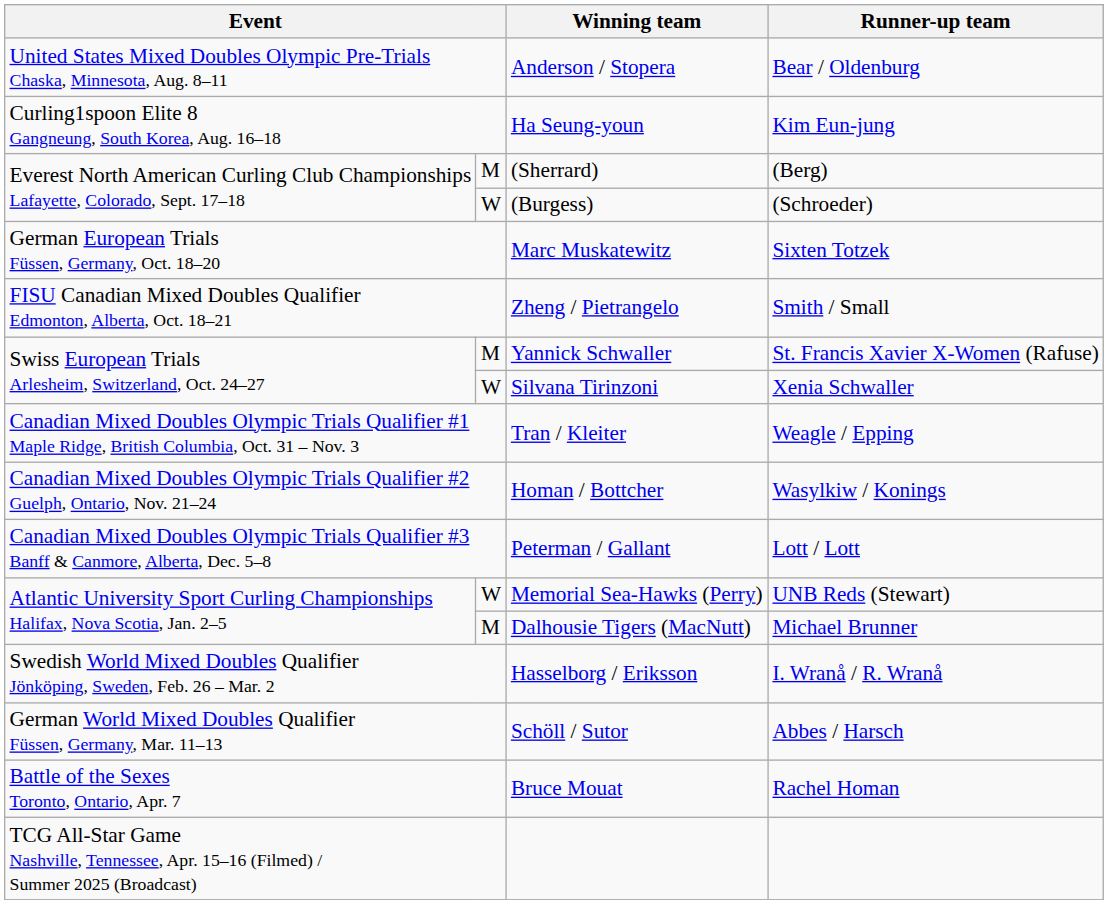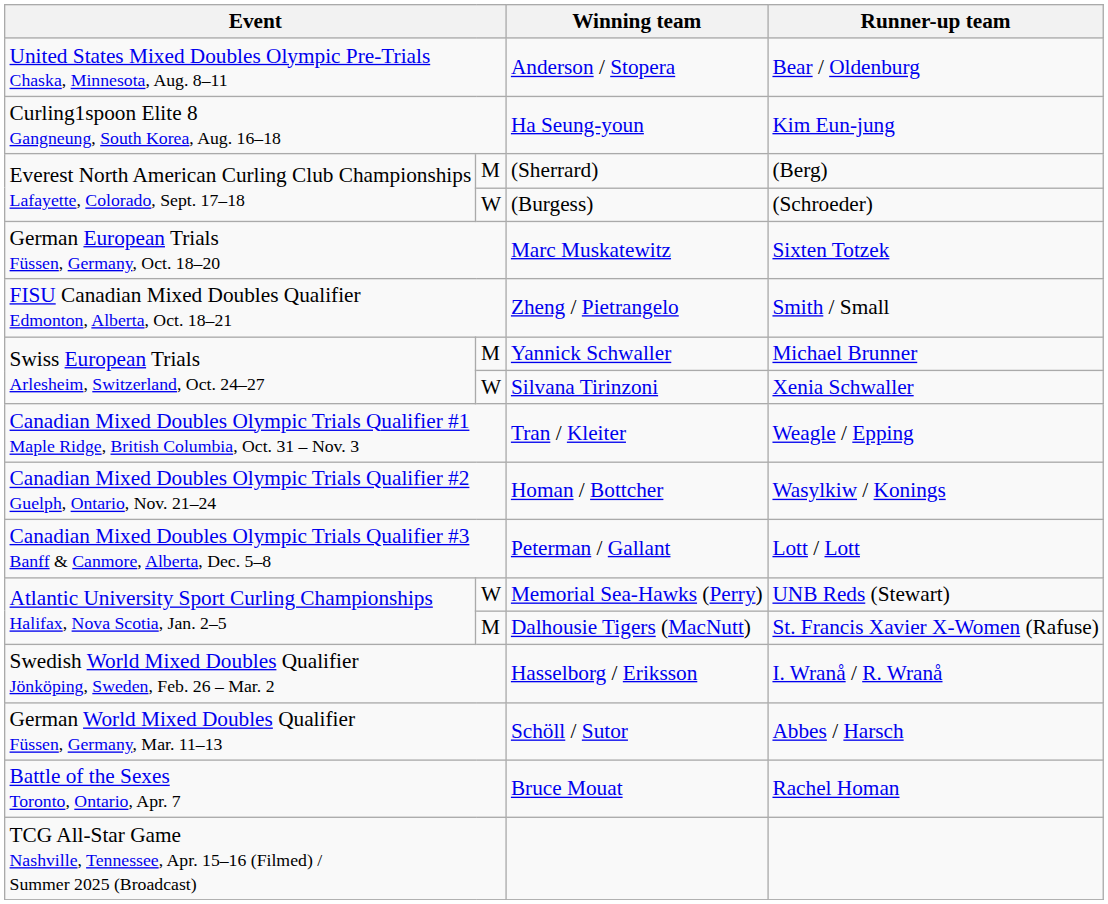(936, 353) St. Francis Xavier X-Women (Rafuse) -> (845, 353) Michael Brunner
(845, 627) Michael Brunner -> (936, 627) St. Francis Xavier X-Women (Rafuse)
